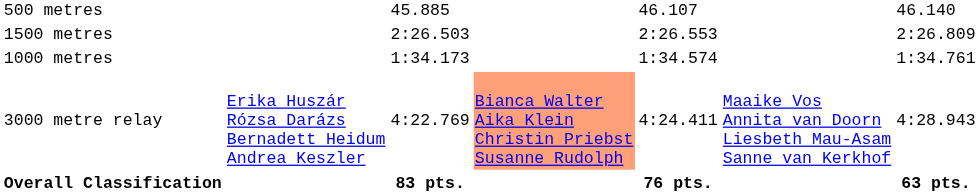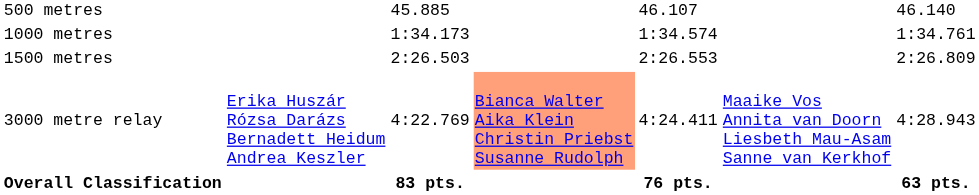rows swapped: (58, 59) <-> (58, 34)
